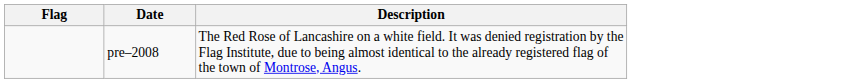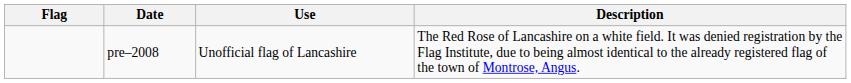+ column: (305, 15)
